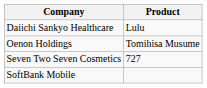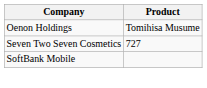- row: (60, 28)
